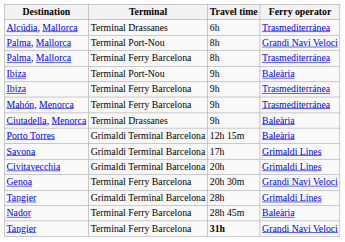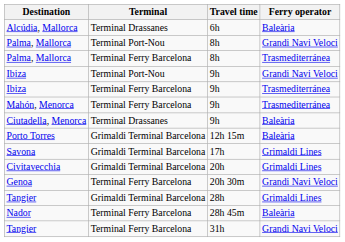(296, 27) Trasmediterránea -> (278, 27) Baleària
(278, 74) Baleària -> (300, 74) Grandi Navi Veloci
(217, 228) bold -> (217, 228) normal
